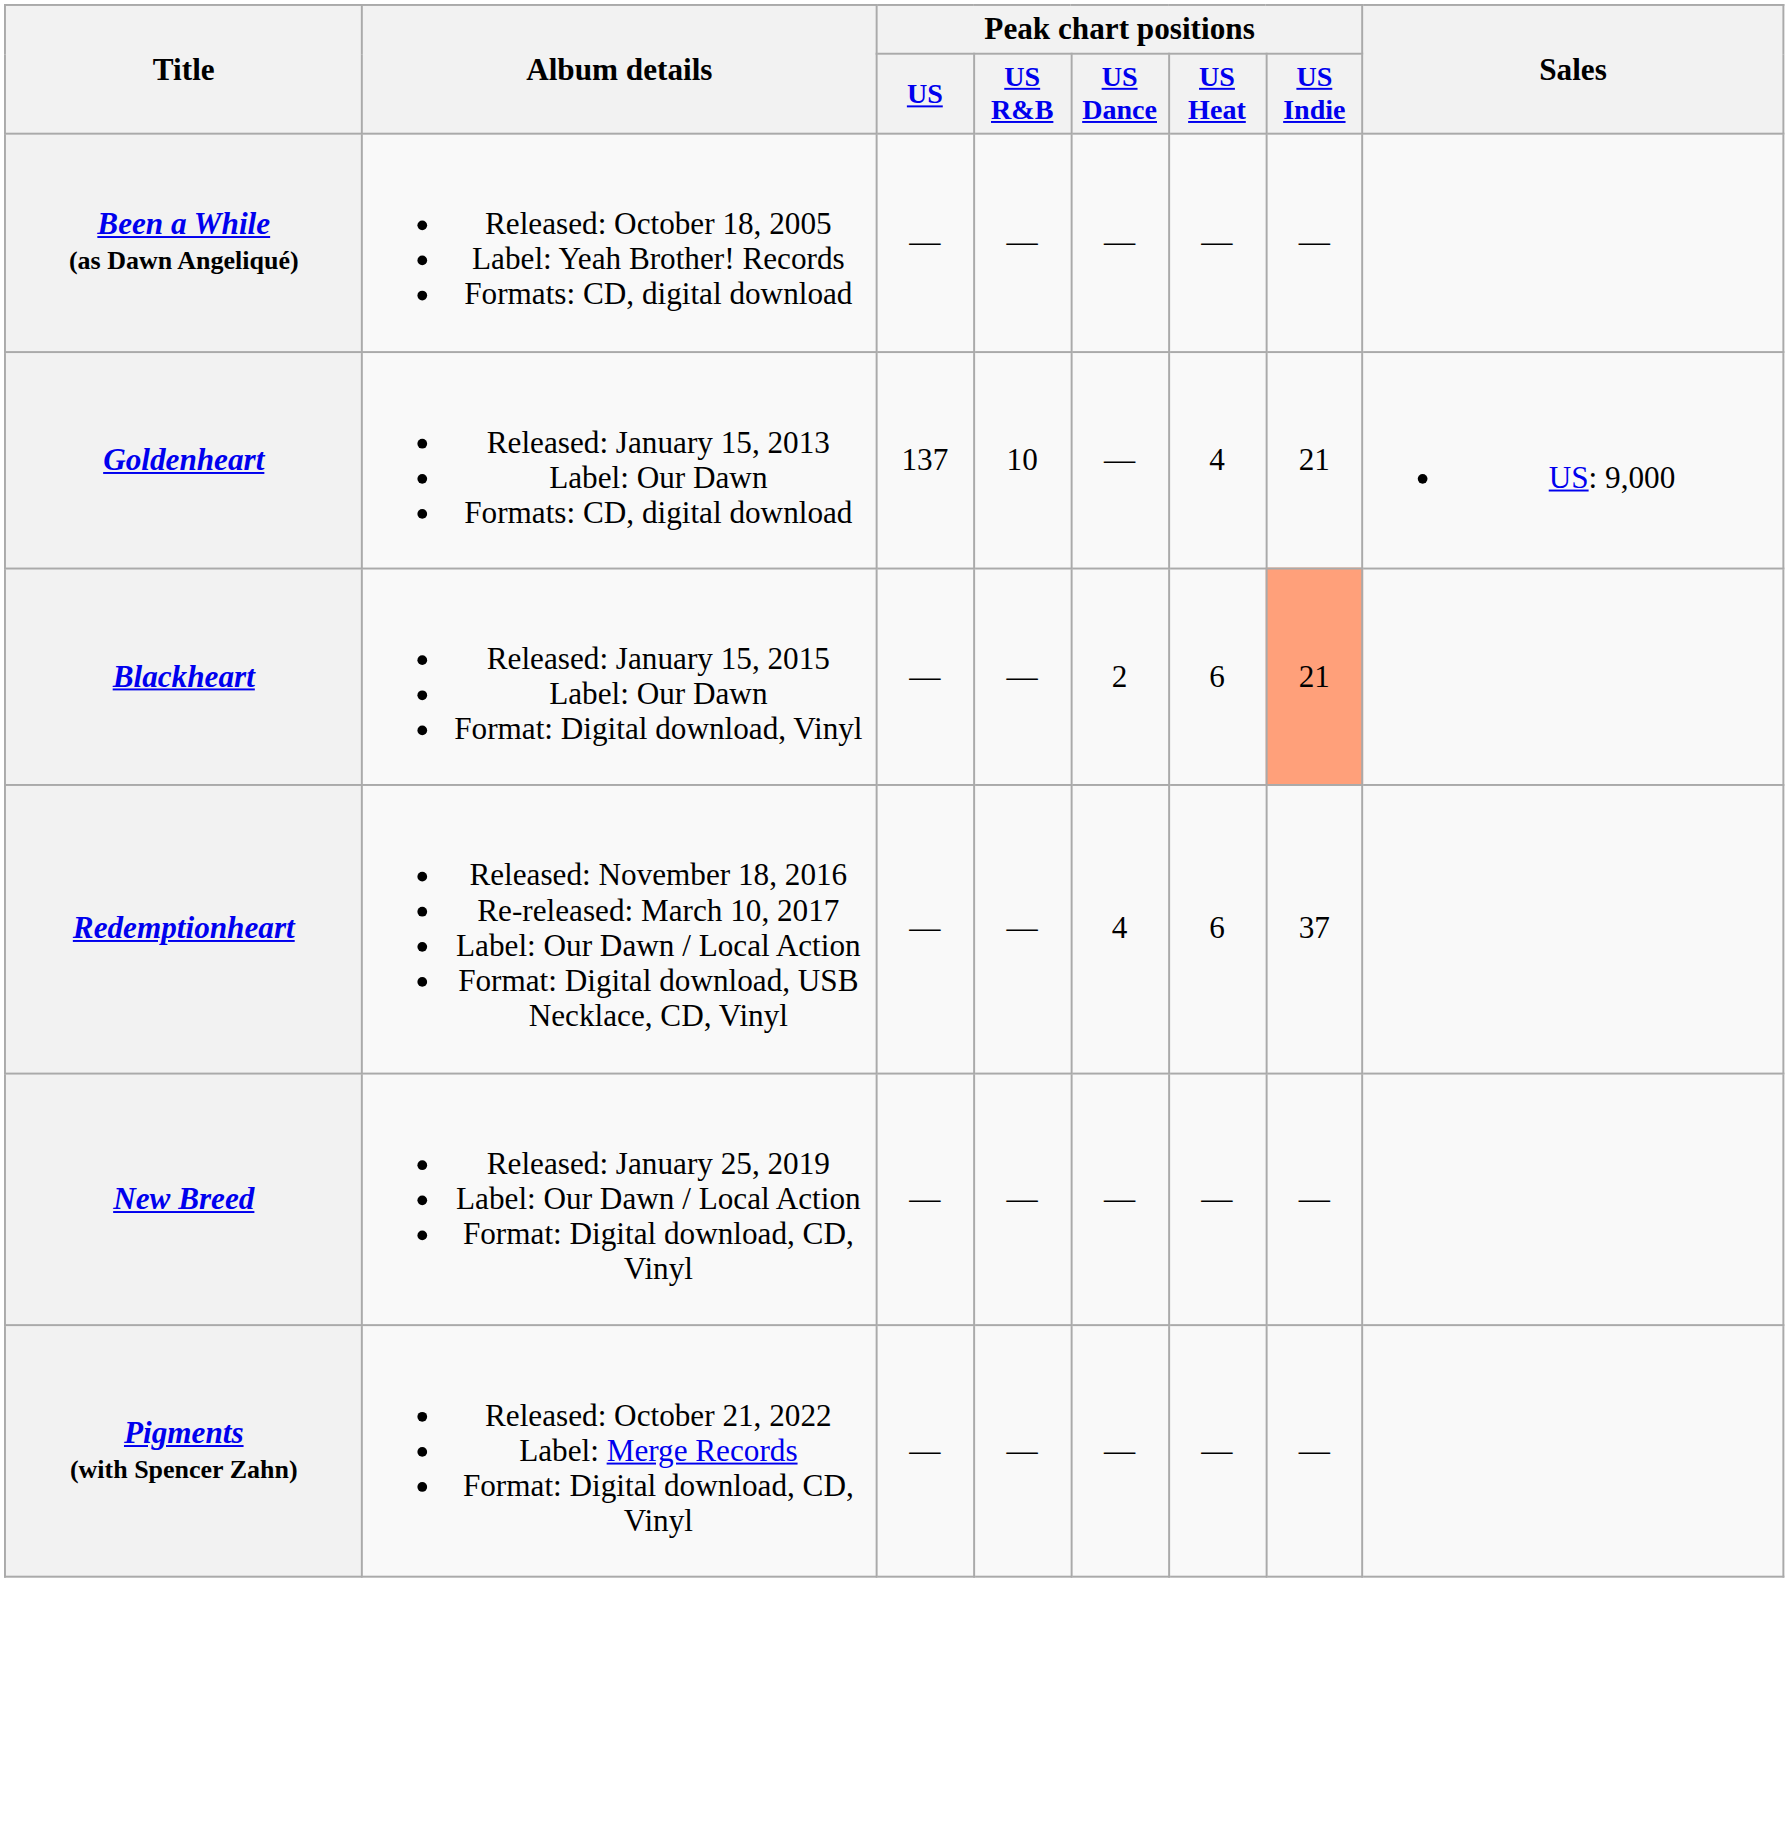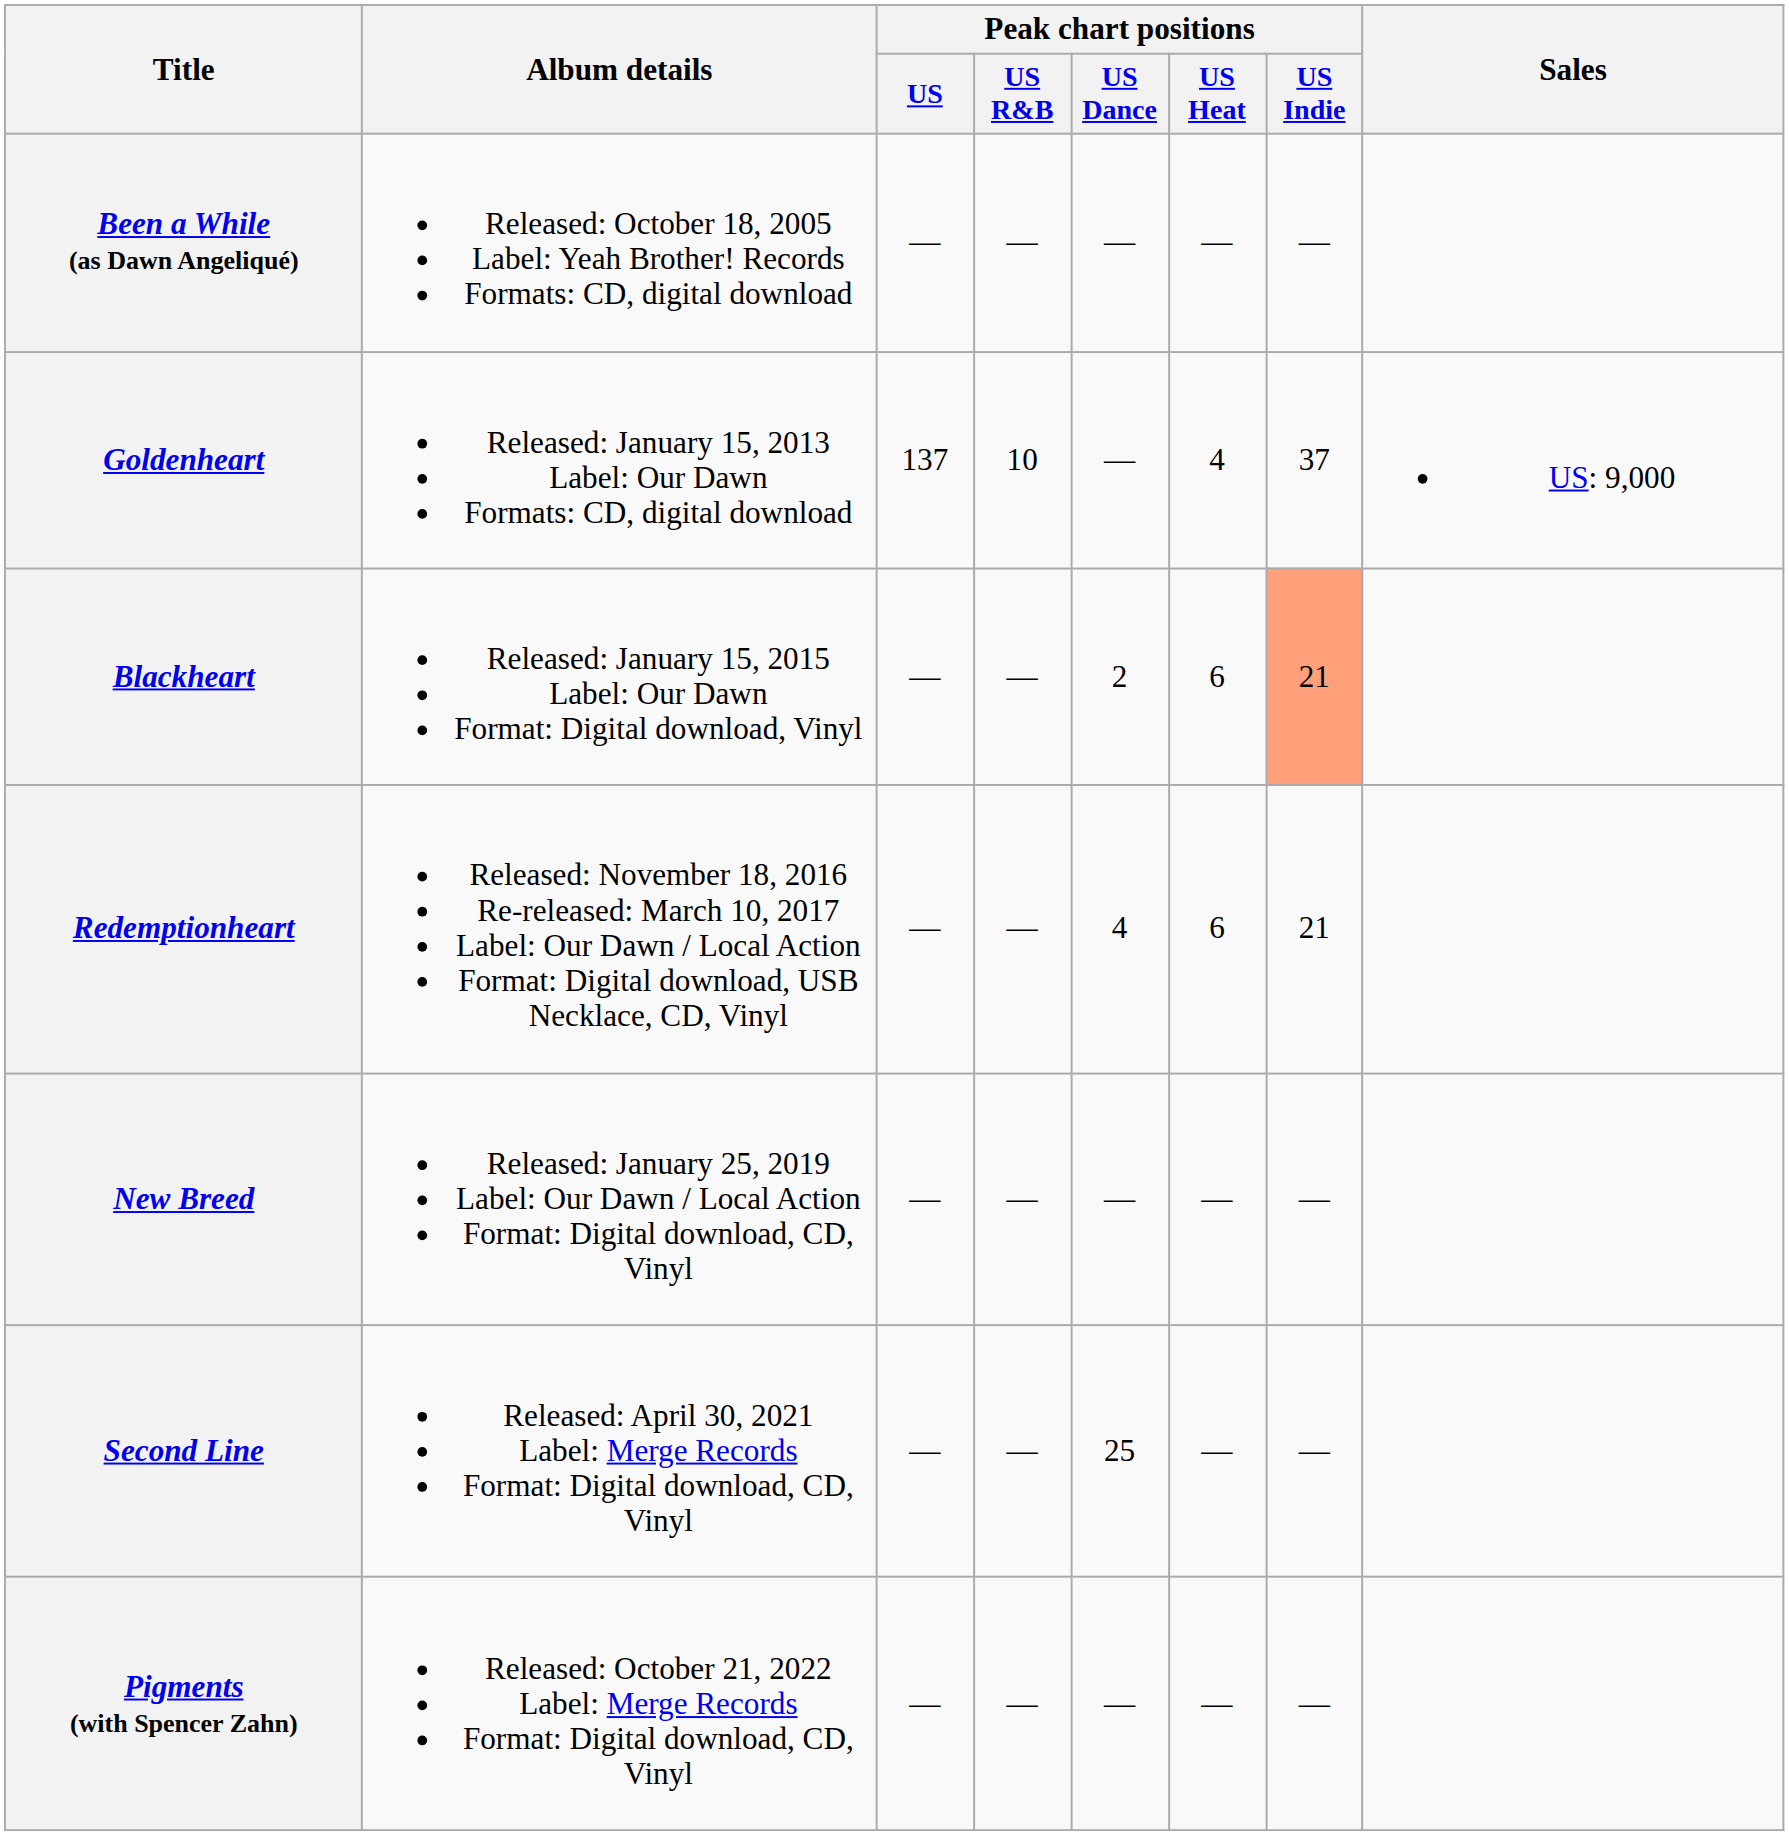(1314, 459) 21 -> (1314, 459) 37
(1314, 928) 37 -> (1314, 928) 21
+ row: (184, 1450)
